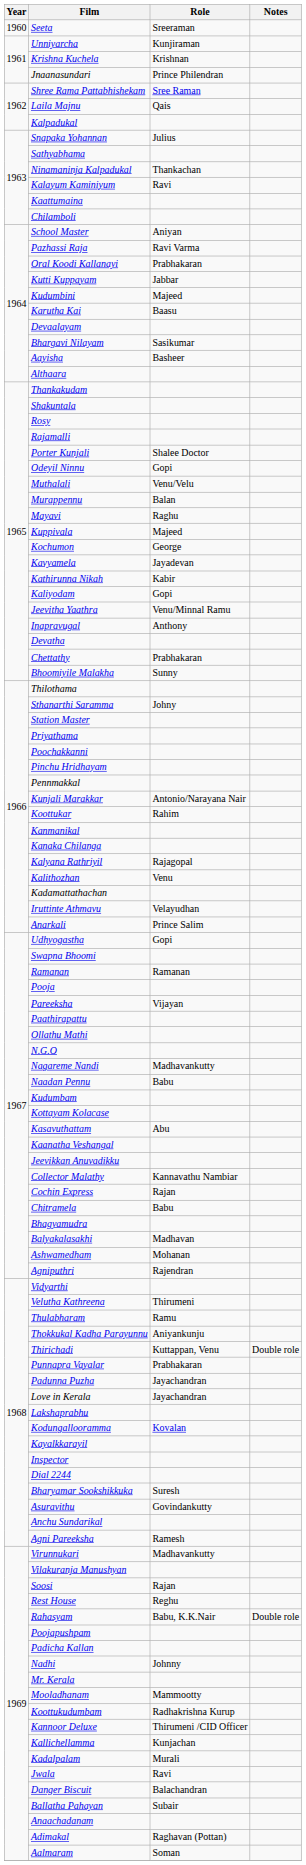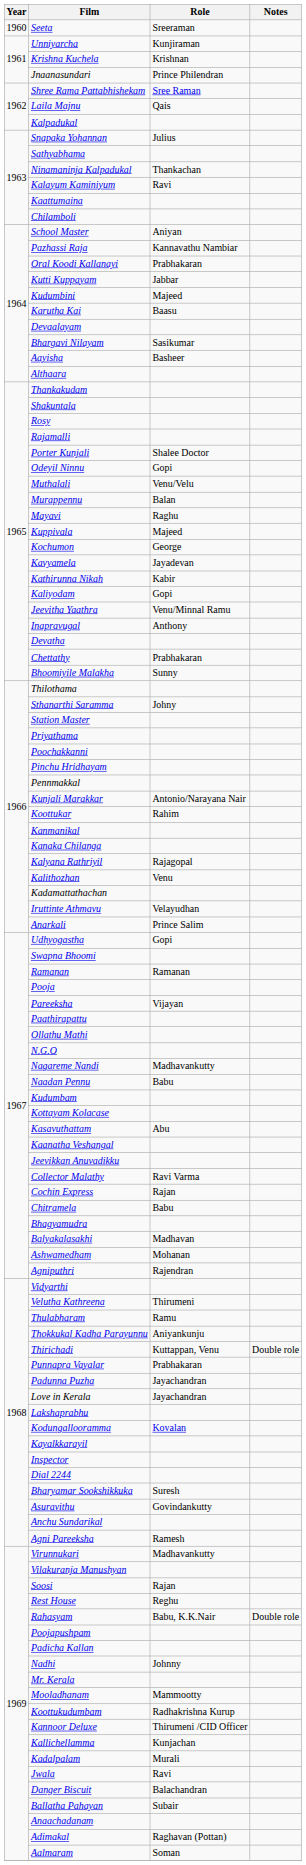(176, 248) Ravi Varma -> (195, 248) Kannavathu Nambiar
(195, 1176) Kannavathu Nambiar -> (176, 1176) Ravi Varma
